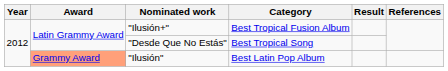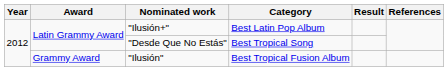(290, 27) Best Tropical Fusion Album -> (278, 27) Best Latin Pop Album
(66, 58) lightsalmon background -> (66, 58) no background
(278, 58) Best Latin Pop Album -> (290, 58) Best Tropical Fusion Album
